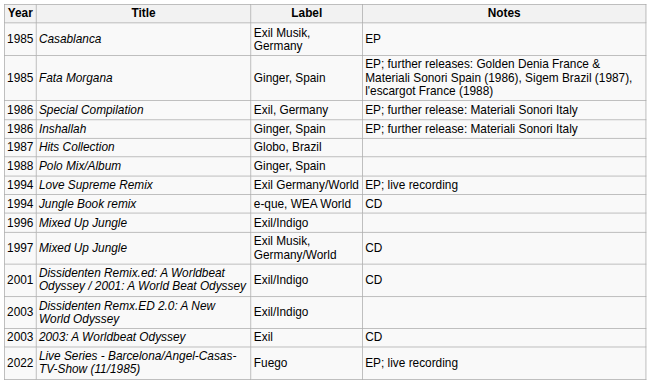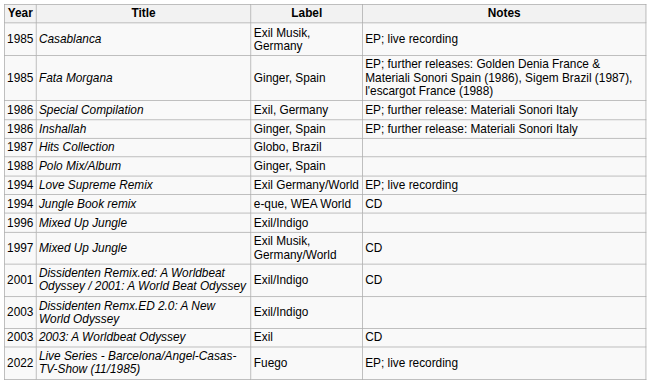(373, 39) EP -> (412, 39) EP; live recording
